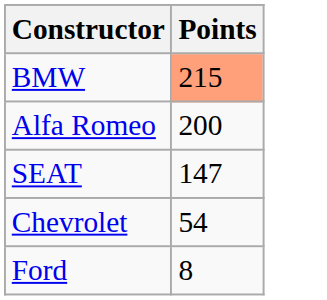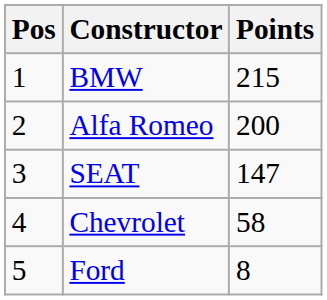+ column: (34, 28)
(200, 77) lightsalmon background -> (258, 77) no background
(193, 222) 54 -> (251, 222) 58
